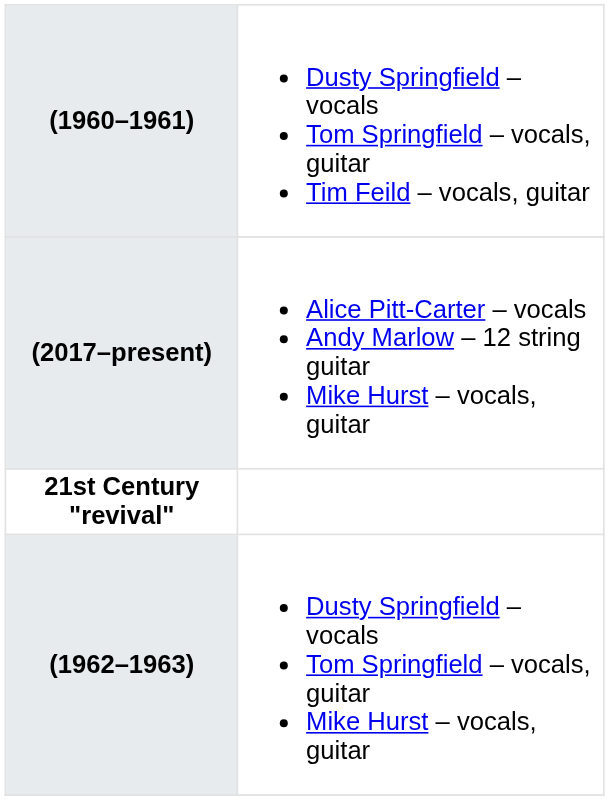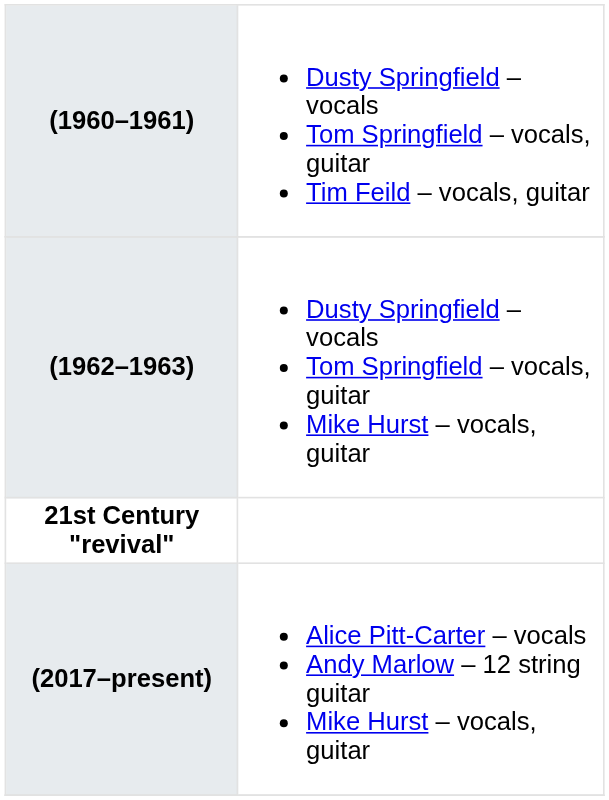rows swapped: (122, 664) <-> (122, 352)
